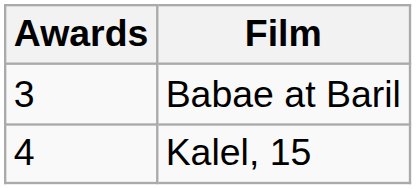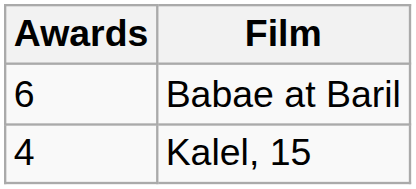(24, 93) 3 -> (24, 93) 6
